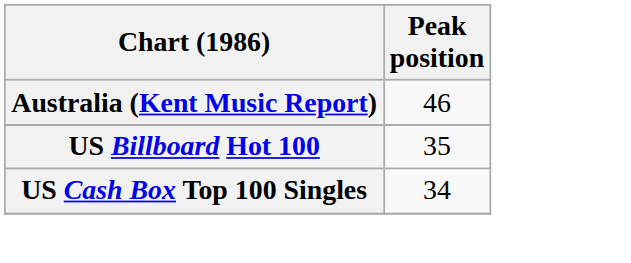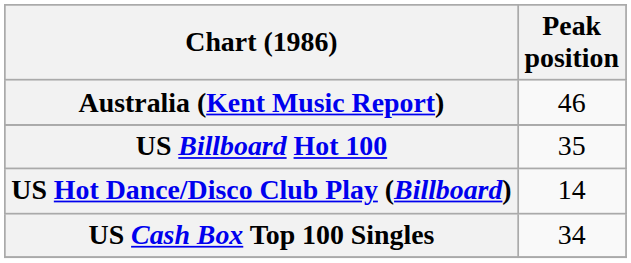+ row: (261, 190)
